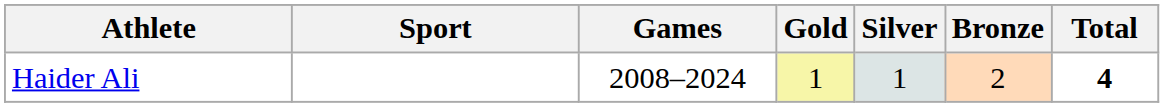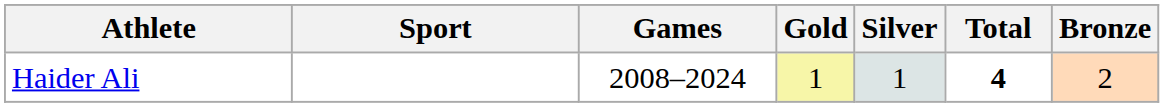columns swapped: (998, 28) <-> (1105, 28)
